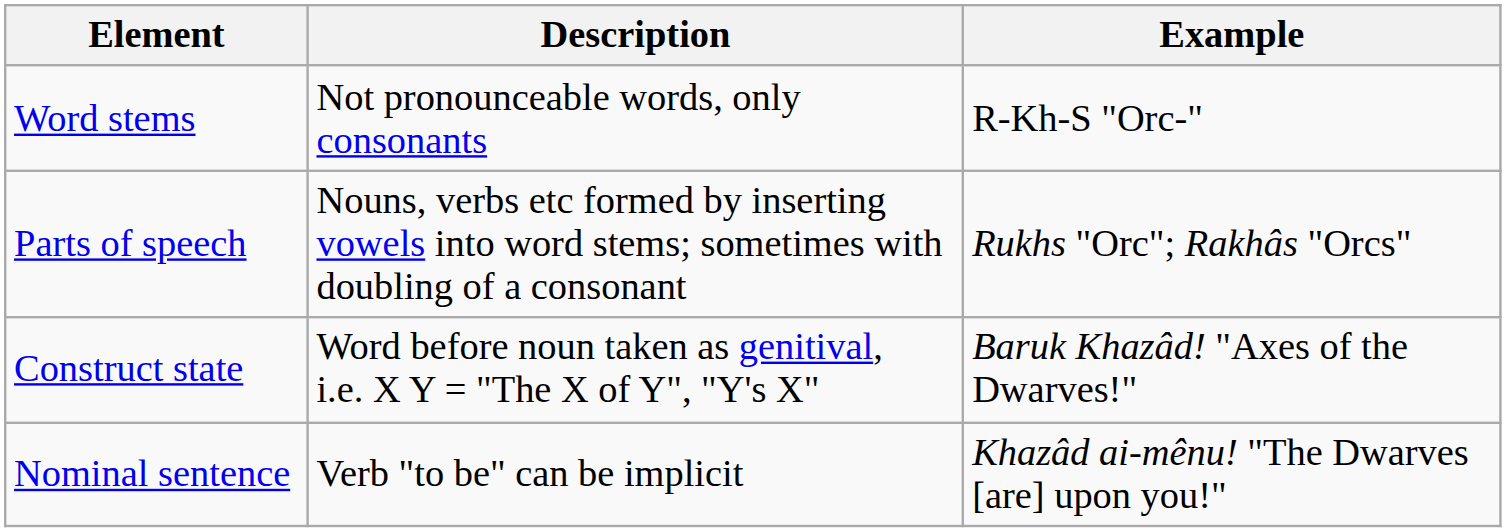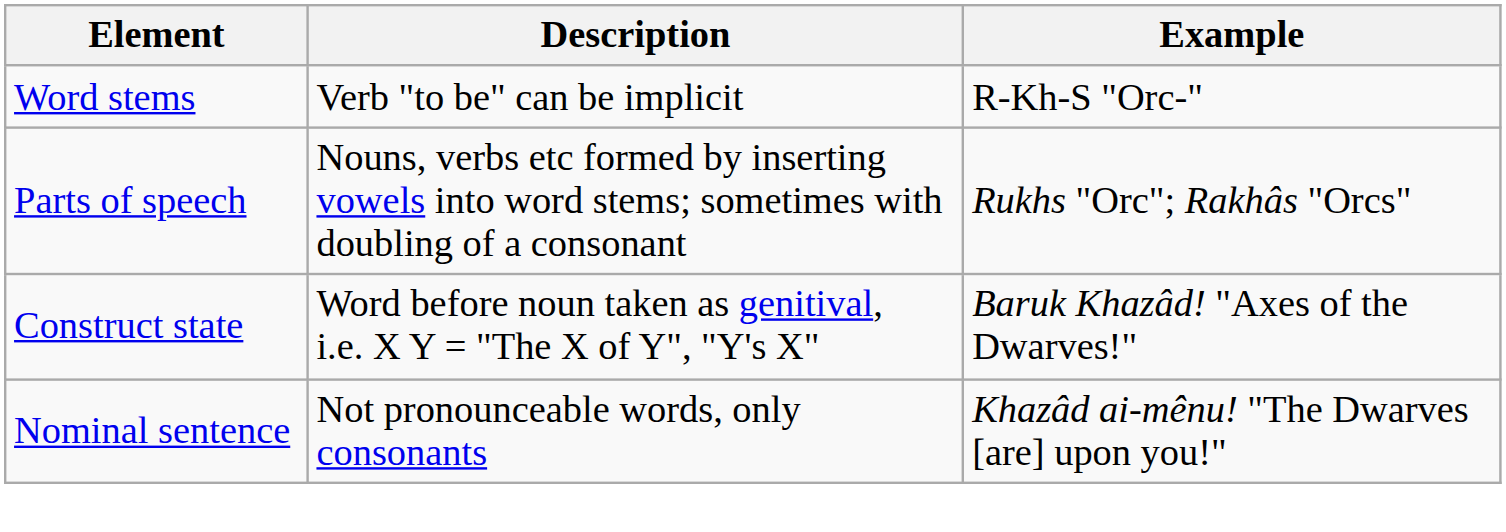(559, 117) Not pronounceable words, only consonants -> (530, 95) Verb "to be" can be implicit
(530, 472) Verb "to be" can be implicit -> (559, 429) Not pronounceable words, only consonants
